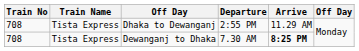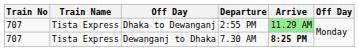(14, 25) 708 -> (14, 25) 707
(291, 25) no background -> (291, 25) lightgreen background
(14, 39) 708 -> (14, 39) 707
